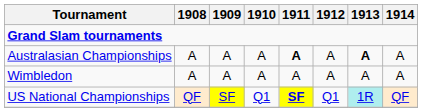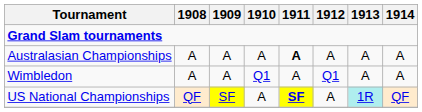(365, 55) bold -> (365, 55) normal
(262, 76) A -> (262, 76) Q1
(331, 76) A -> (331, 76) Q1
(262, 96) Q1 -> (262, 96) A
(331, 96) Q1 -> (331, 96) A
